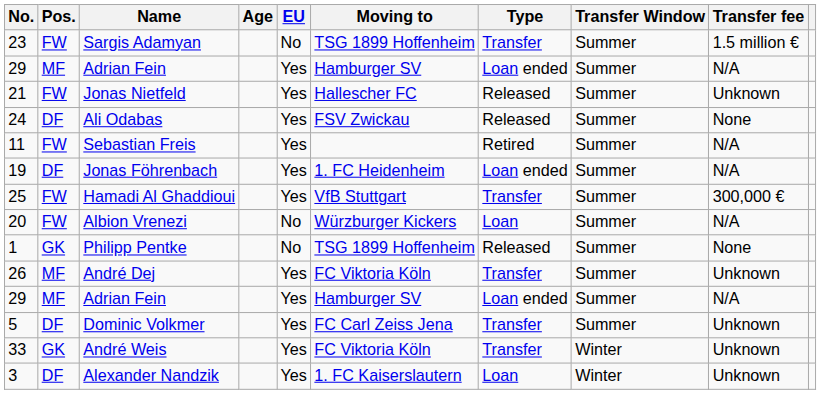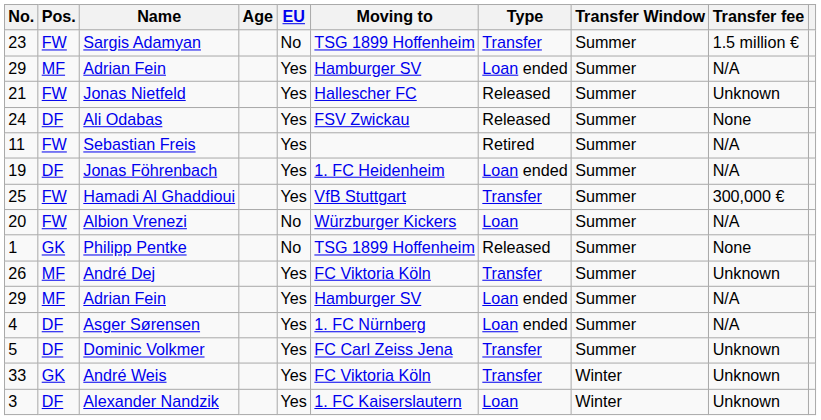+ row: (13, 324)
